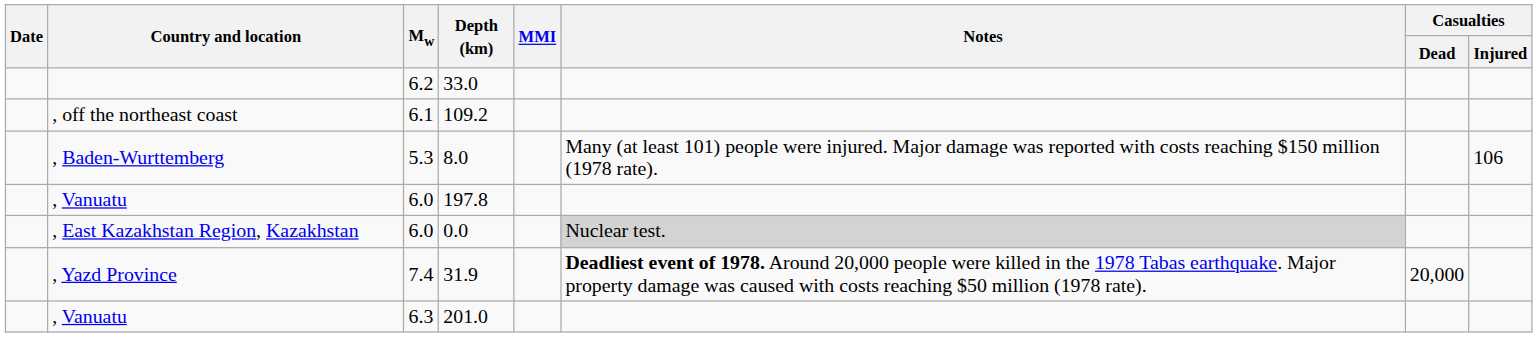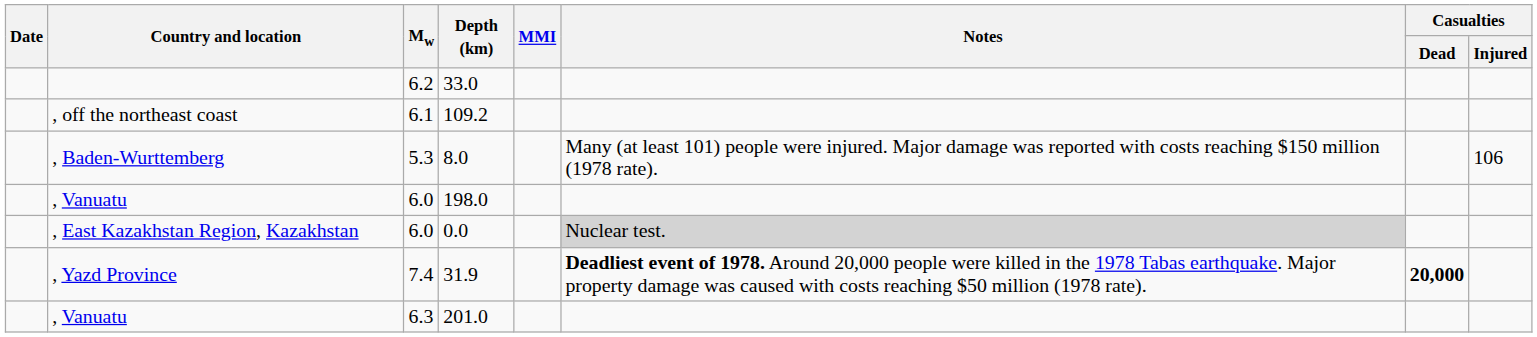(466, 199) 197.8 -> (466, 199) 198.0
(1437, 273) normal -> (1437, 273) bold
